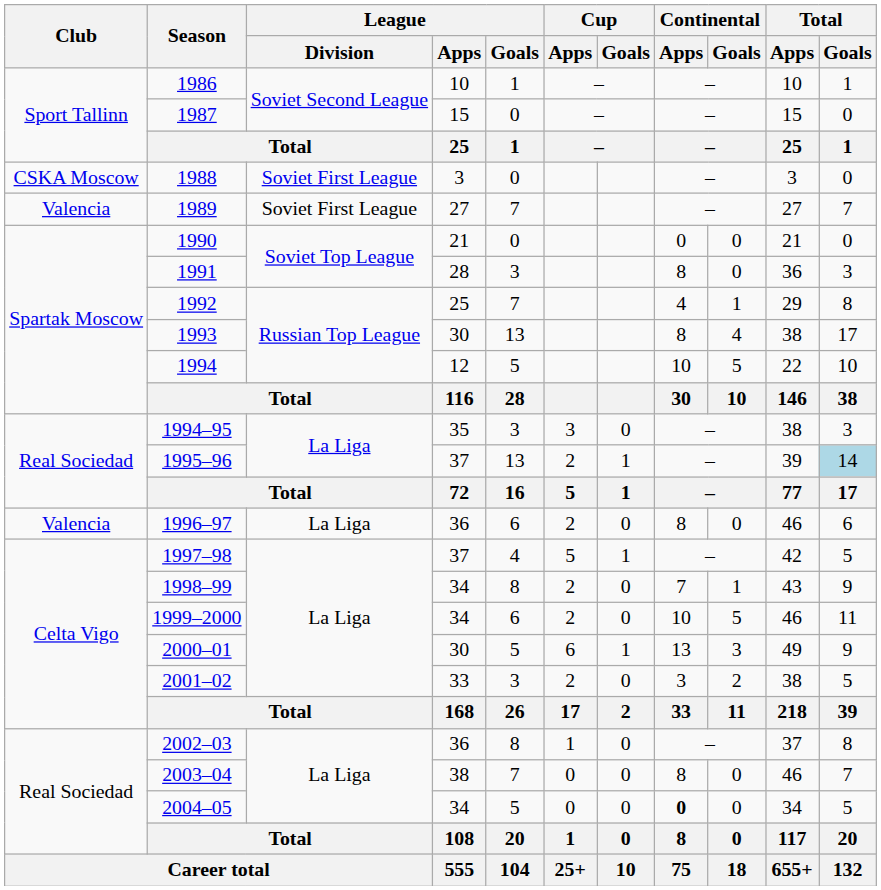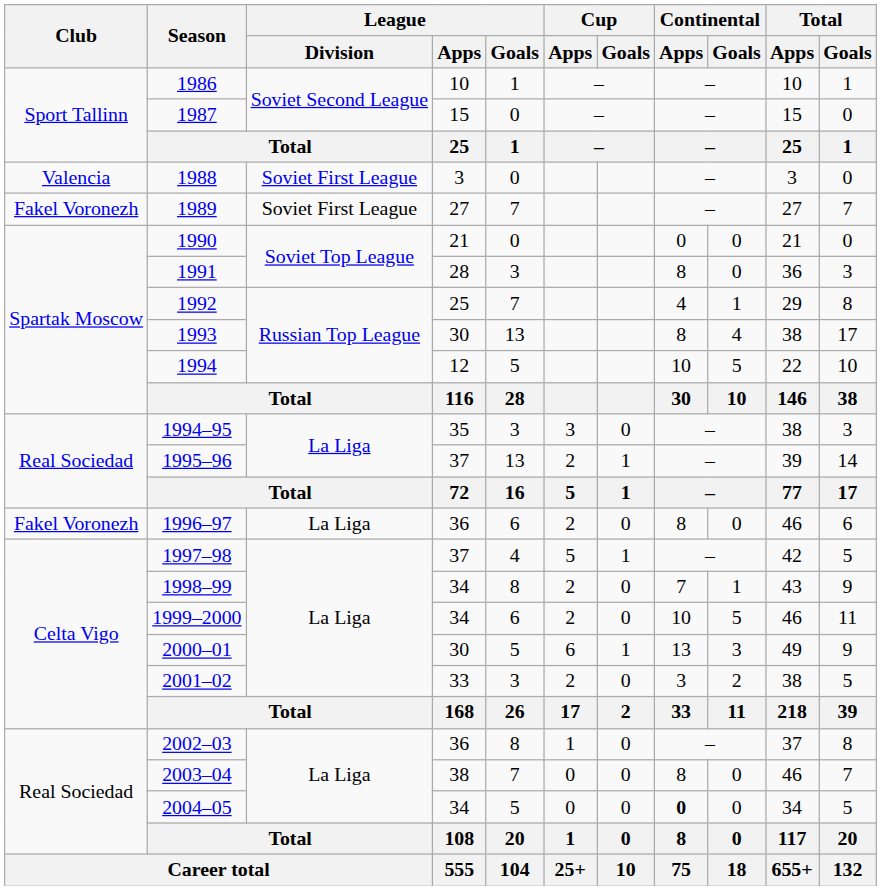(76, 177) CSKA Moscow -> (76, 177) Valencia
(76, 209) Valencia -> (76, 209) Fakel Voronezh
(848, 460) lightblue background -> (848, 460) no background
(76, 523) Valencia -> (76, 523) Fakel Voronezh
